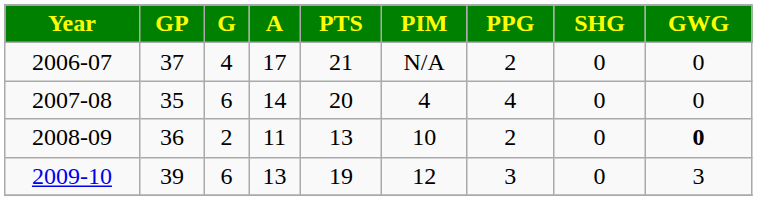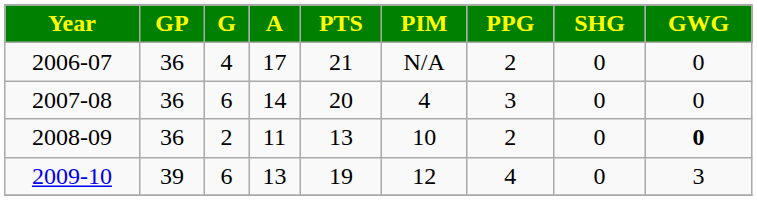(172, 61) 37 -> (172, 61) 36
(172, 99) 35 -> (172, 99) 36
(510, 99) 4 -> (510, 99) 3
(510, 175) 3 -> (510, 175) 4
